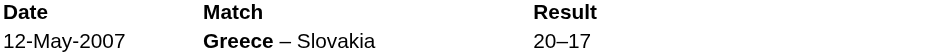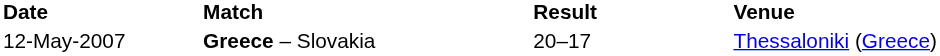+ column: (764, 12)
